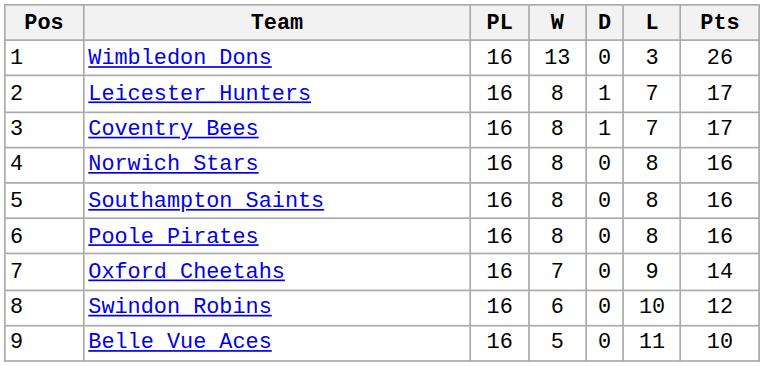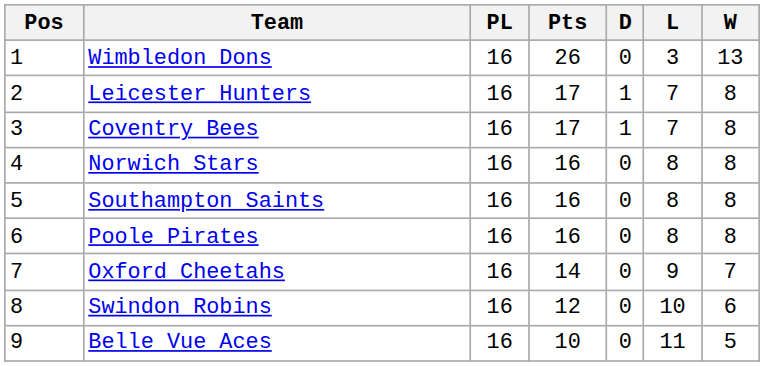columns swapped: (557, 23) <-> (720, 23)
